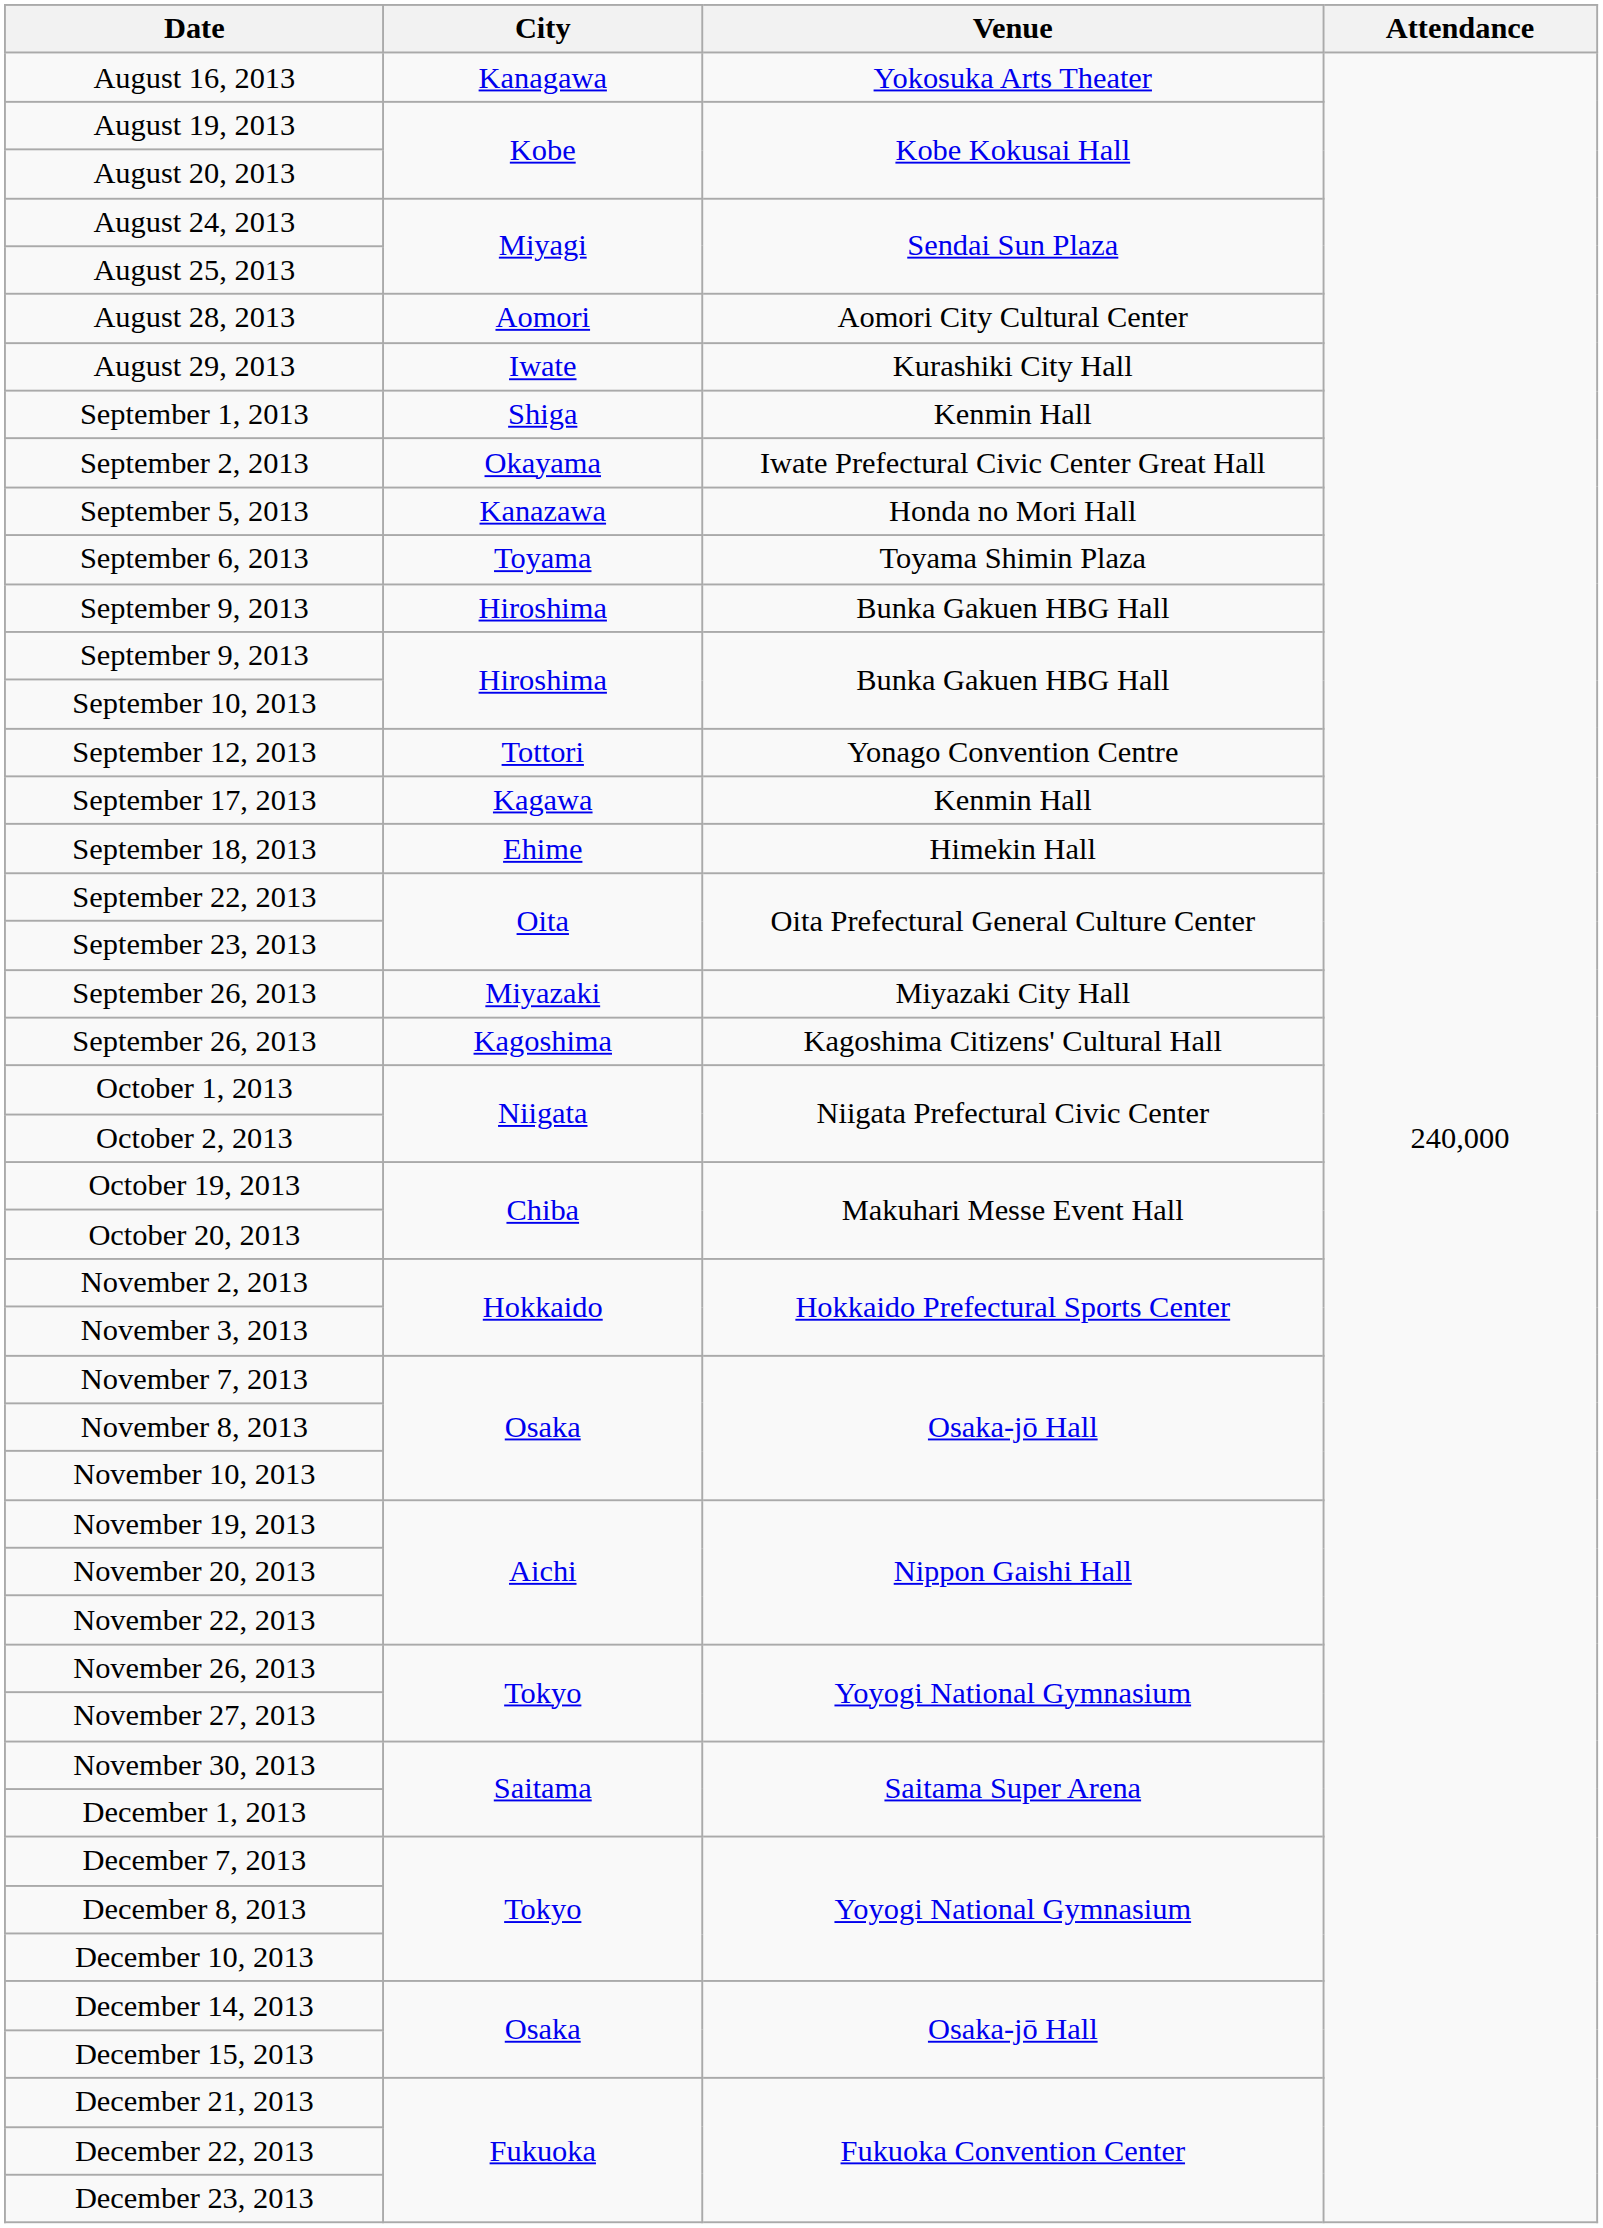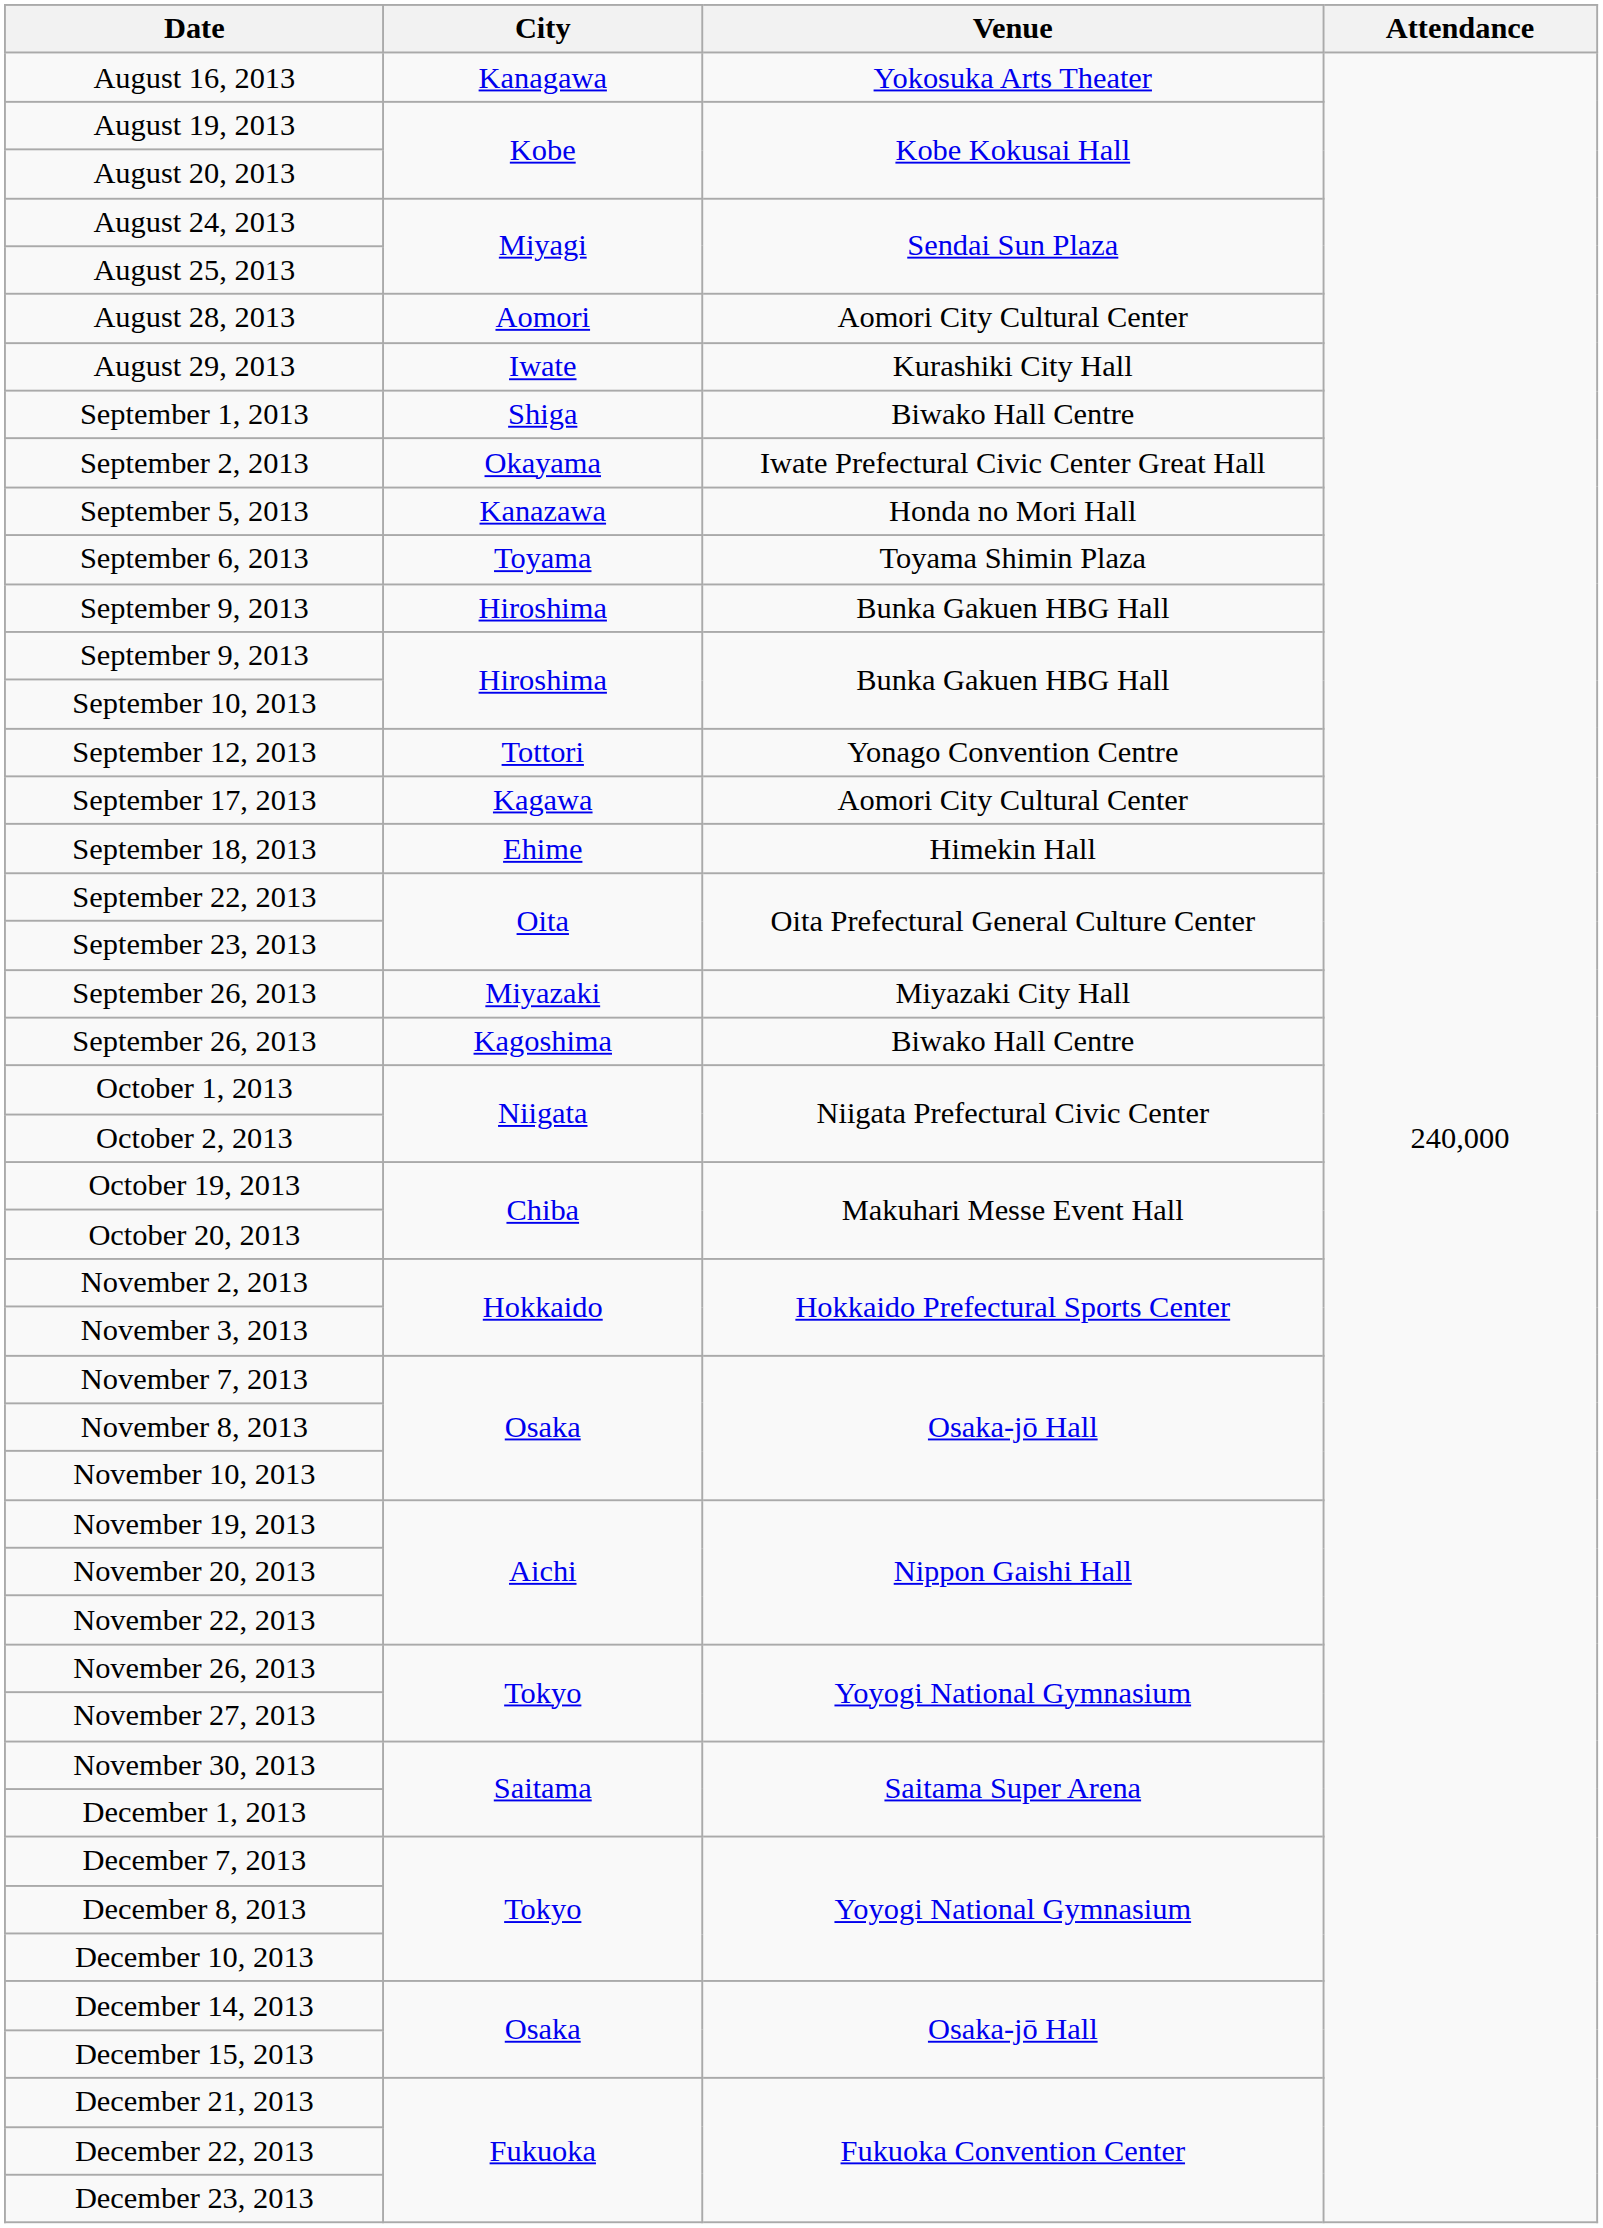(1013, 414) Kenmin Hall -> (1013, 414) Biwako Hall Centre
(1013, 800) Kenmin Hall -> (1013, 800) Aomori City Cultural Center
(1013, 1041) Kagoshima Citizens' Cultural Hall -> (1013, 1041) Biwako Hall Centre
